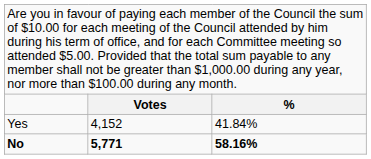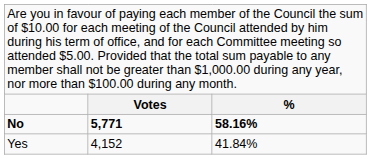rows swapped: (17, 124) <-> (16, 143)
